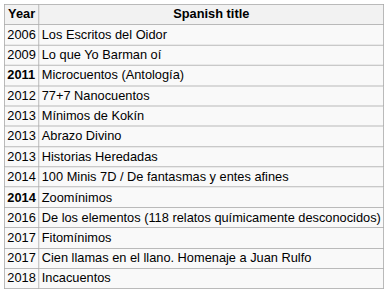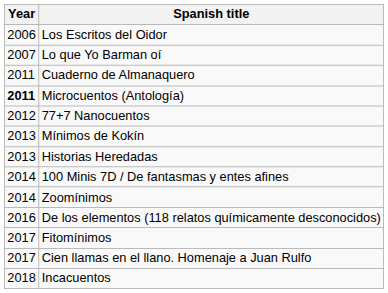(22, 55) 2009 -> (22, 55) 2007
+ row: (118, 75)
- row: (82, 136)
(22, 197) bold -> (22, 197) normal
